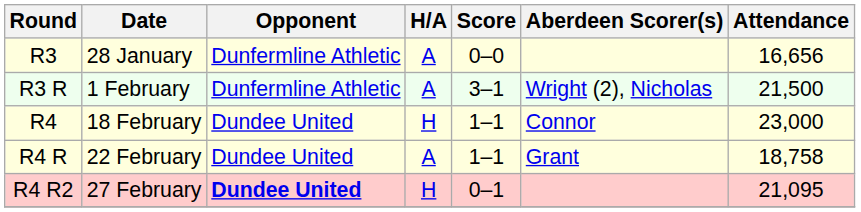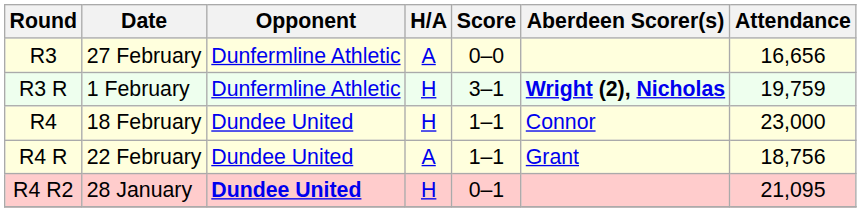(139, 55) 28 January -> (144, 55) 27 February
(429, 88) A -> (429, 88) H
(619, 88) normal -> (625, 88) bold
(791, 88) 21,500 -> (793, 88) 19,759
(791, 156) 18,758 -> (793, 156) 18,756
(144, 190) 27 February -> (139, 190) 28 January
